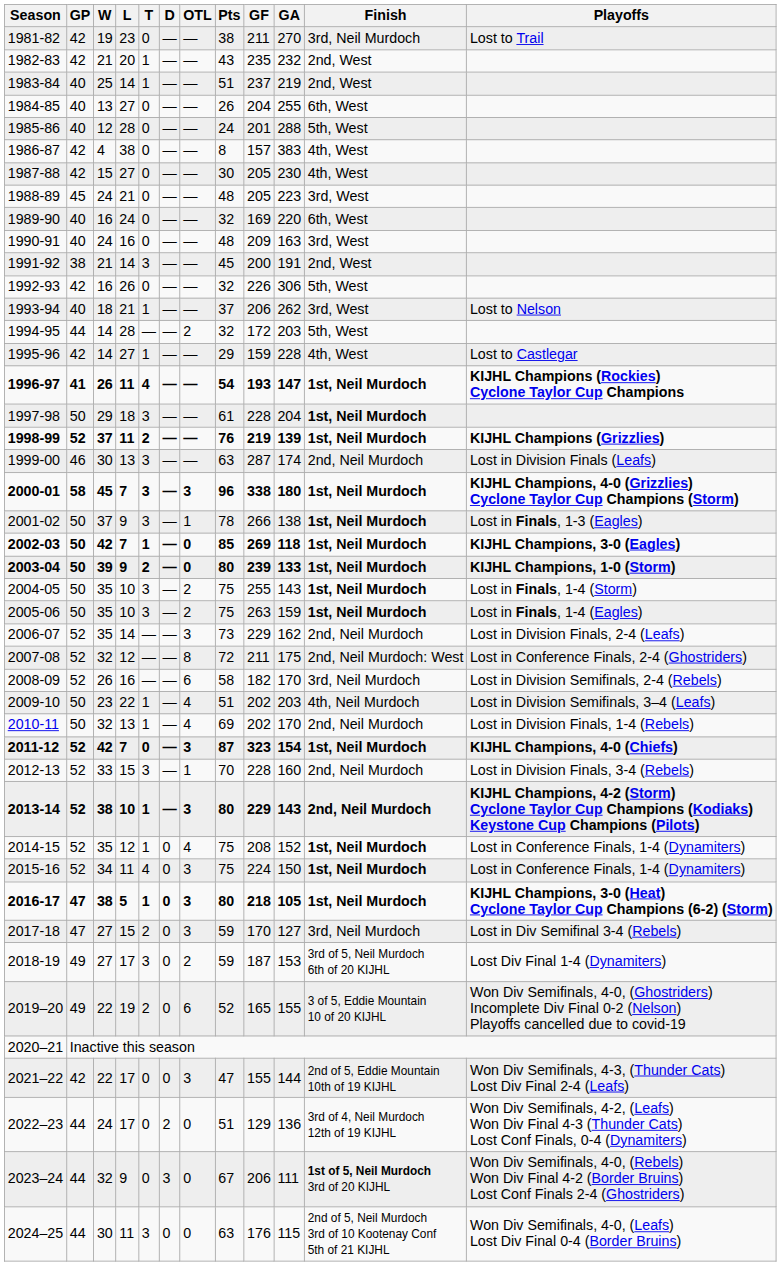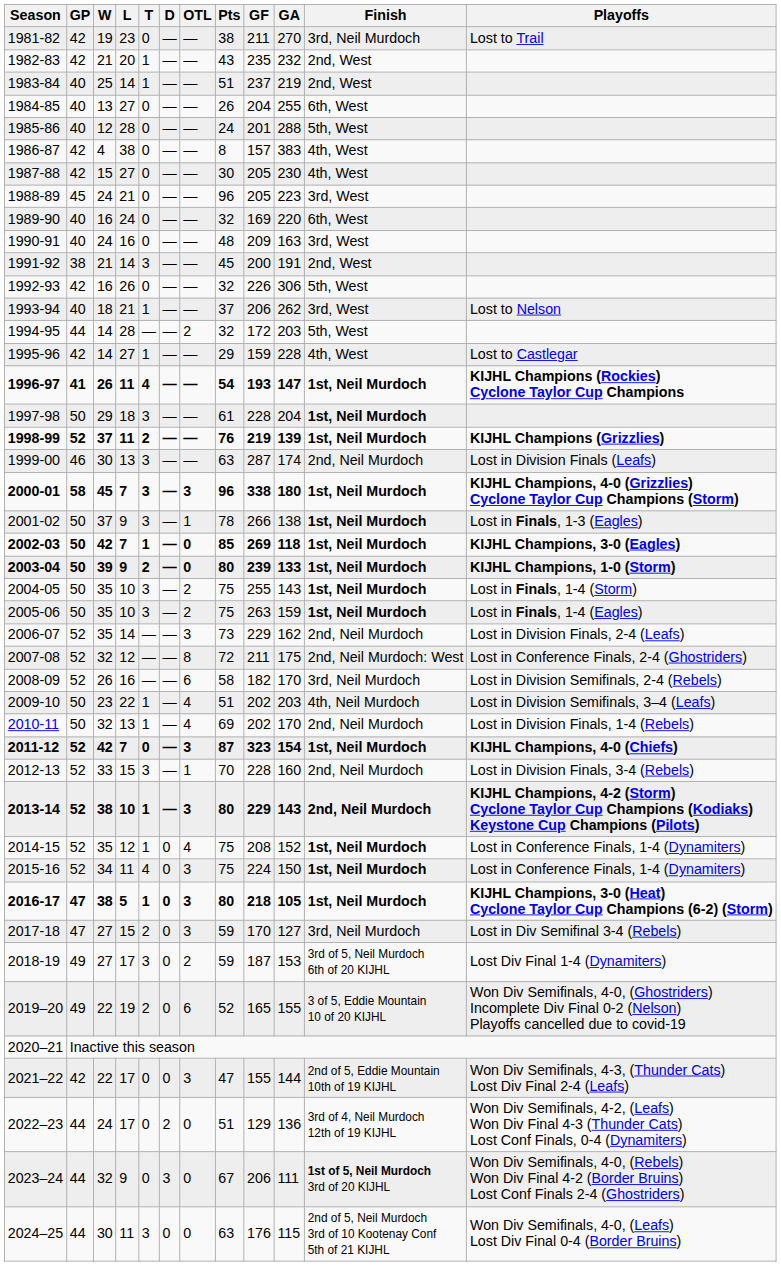(226, 196) 48 -> (226, 196) 96
